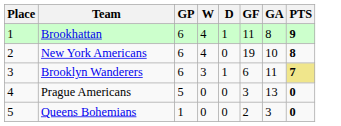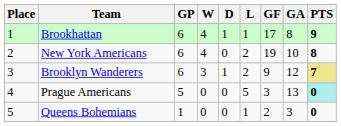+ column: (250, 14)
(248, 33) 11 -> (270, 33) 17
(246, 72) 6 -> (267, 72) 9
(271, 72) 11 -> (292, 72) 12
(292, 92) no background -> (314, 92) paleturquoise background
